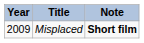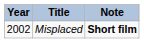(19, 29) 2009 -> (19, 29) 2002
